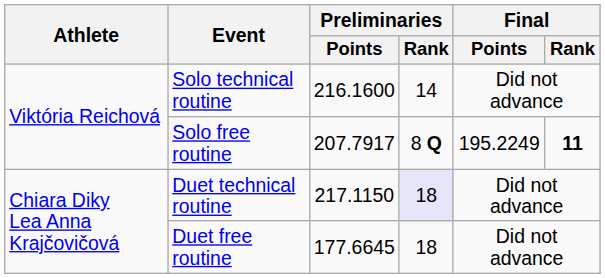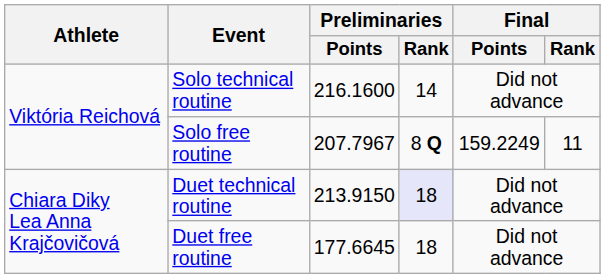(354, 143) 207.7917 -> (354, 143) 207.7967
(499, 143) 195.2249 -> (499, 143) 159.2249
(573, 143) bold -> (573, 143) normal
(354, 196) 217.1150 -> (354, 196) 213.9150
